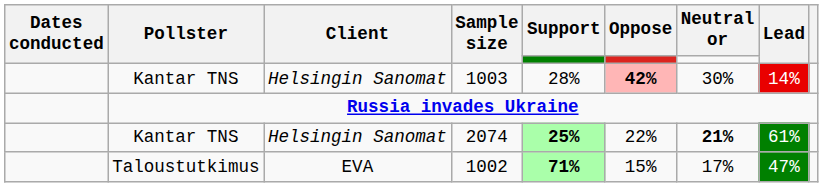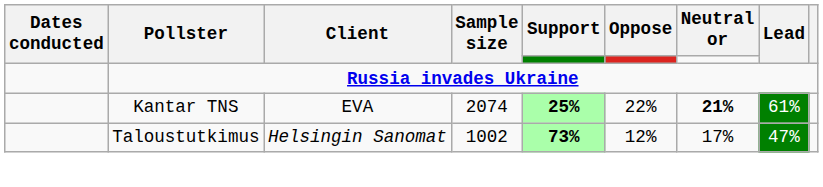- row: (487, 78)
(357, 137) Helsingin Sanomat -> (357, 108) EVA
(357, 167) EVA -> (357, 137) Helsingin Sanomat
(564, 167) 71% -> (564, 137) 73%
(641, 167) 15% -> (641, 137) 12%
